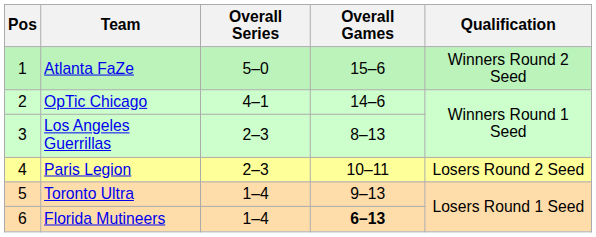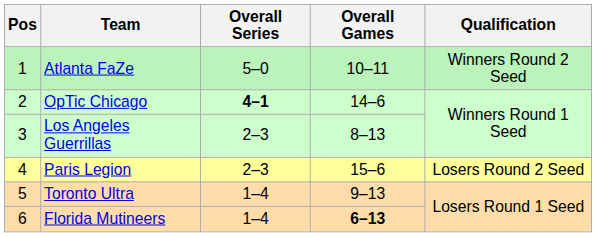(368, 68) 15–6 -> (368, 68) 10–11
(256, 101) normal -> (256, 101) bold
(368, 169) 10–11 -> (368, 169) 15–6
